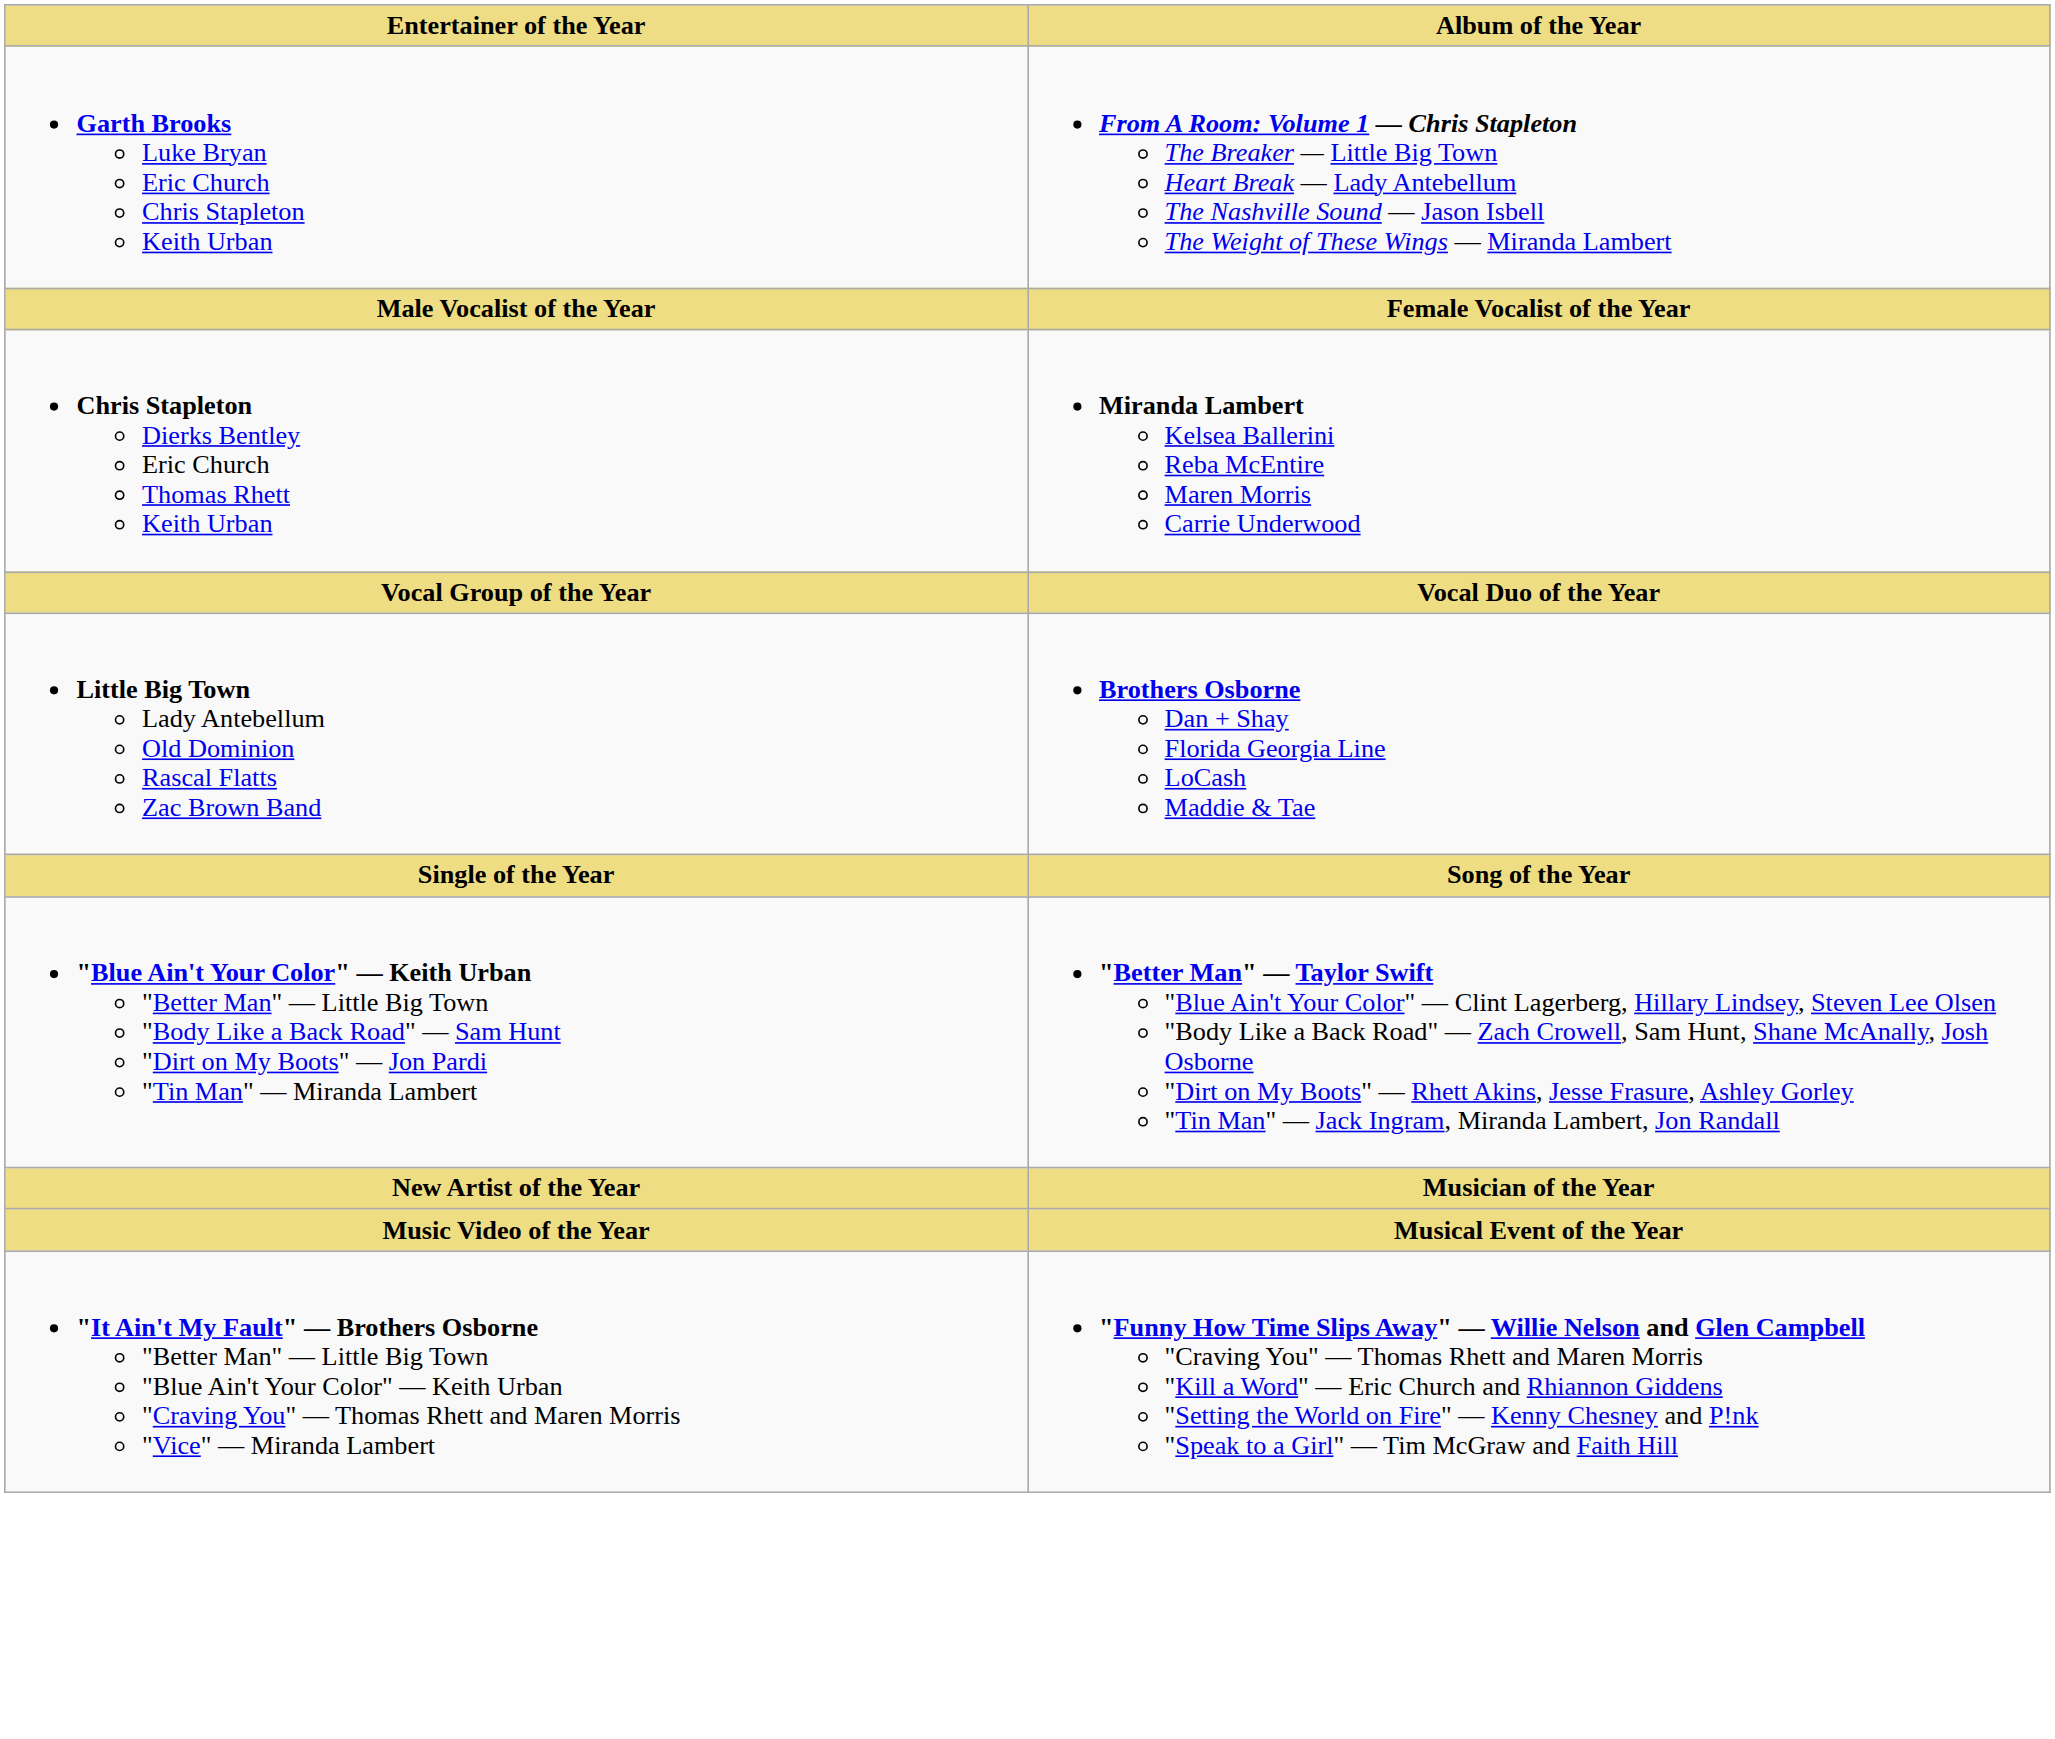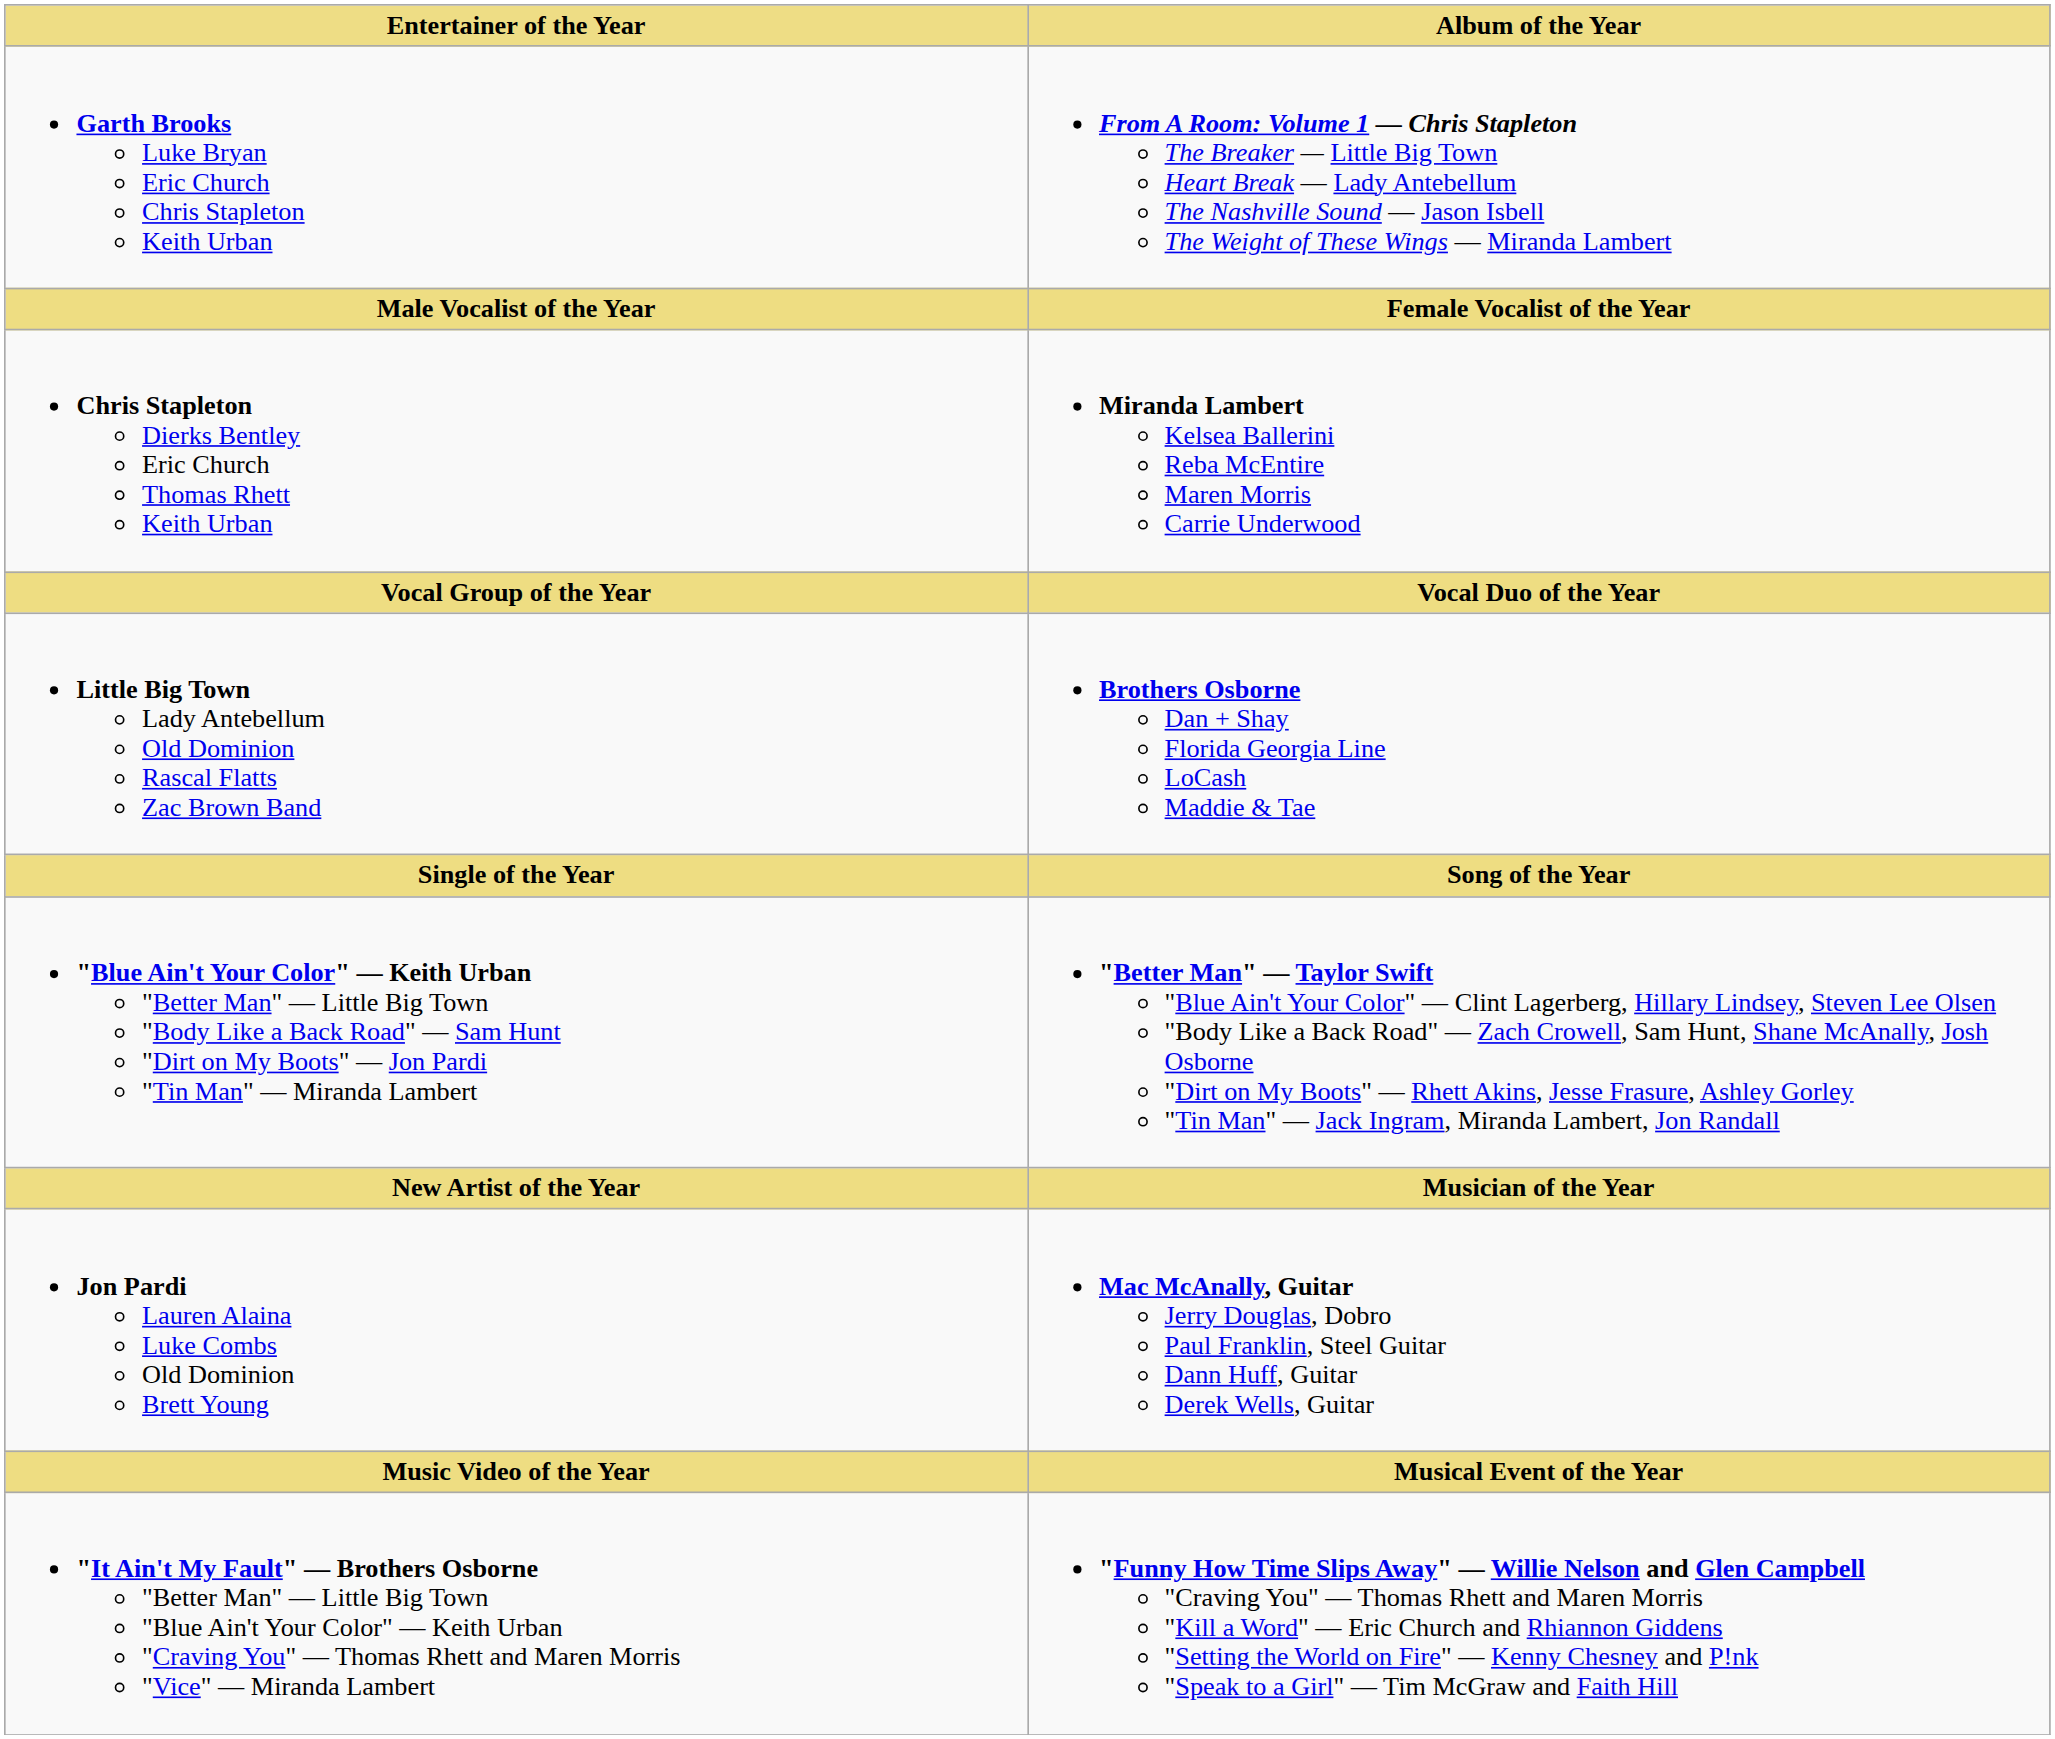+ row: (516, 1345)
